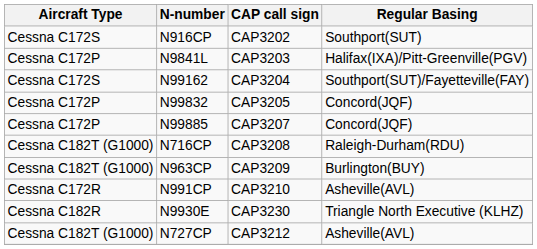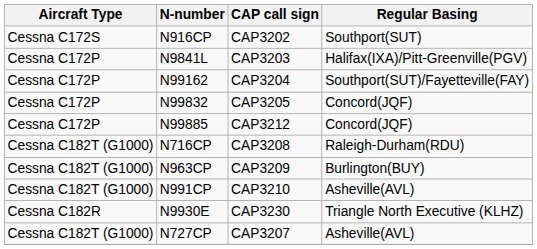(54, 80) Cessna C172S -> (54, 80) Cessna C172P
(261, 124) CAP3207 -> (261, 124) CAP3212
(54, 189) Cessna C172R -> (81, 189) Cessna C182T (G1000)
(261, 233) CAP3212 -> (261, 233) CAP3207
